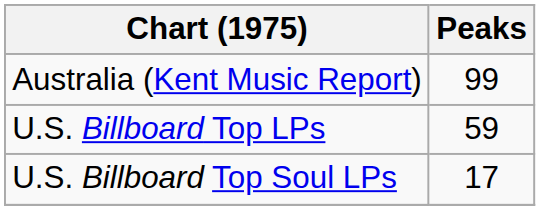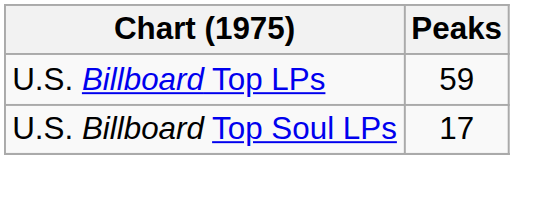- row: (217, 79)
